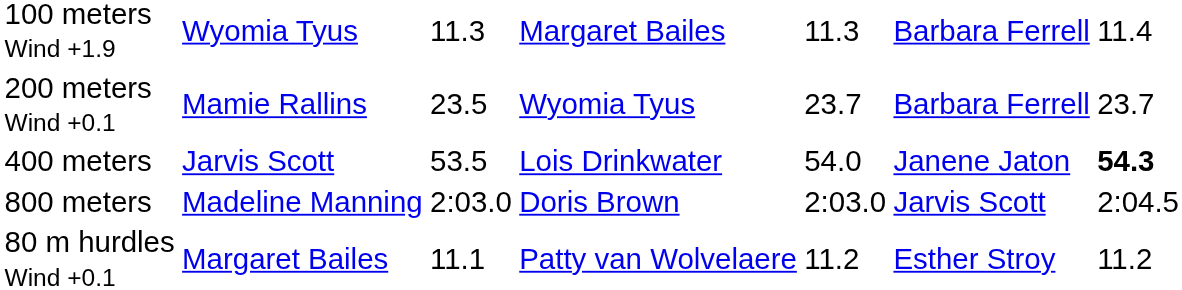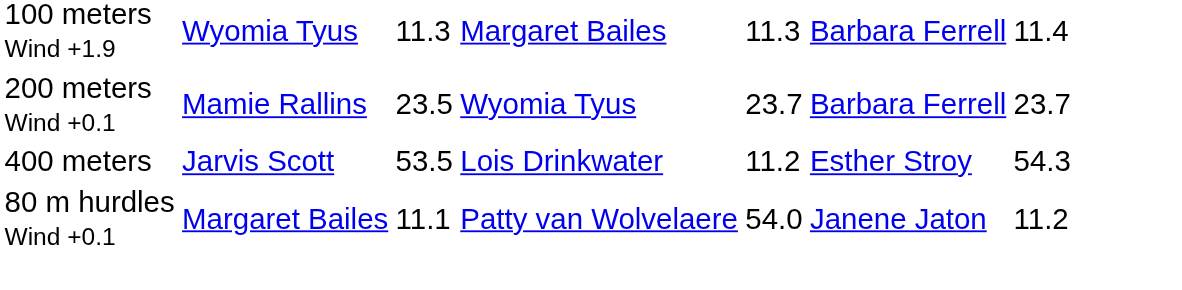(833, 161) 54.0 -> (773, 161) 11.2
(982, 161) Janene Jaton -> (891, 161) Esther Stroy
(1126, 161) bold -> (1042, 161) normal
- row: (78, 202)
(832, 259) 11.2 -> (774, 218) 54.0
(974, 259) Esther Stroy -> (898, 218) Janene Jaton
